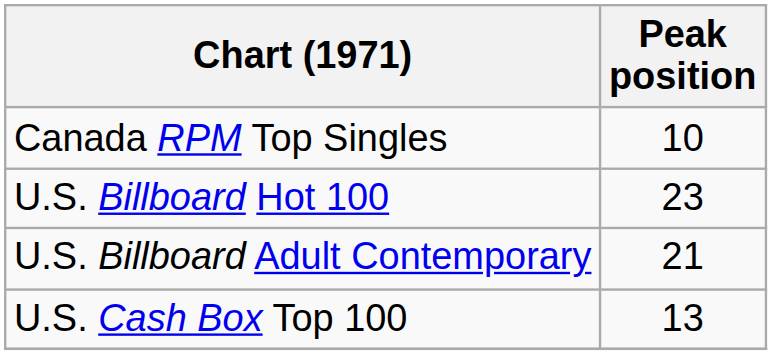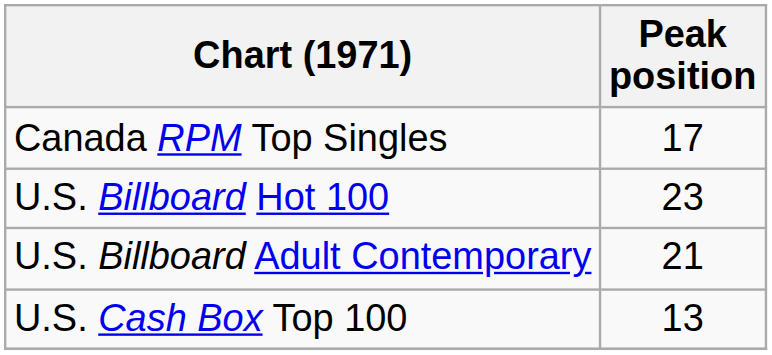(683, 137) 10 -> (683, 137) 17
